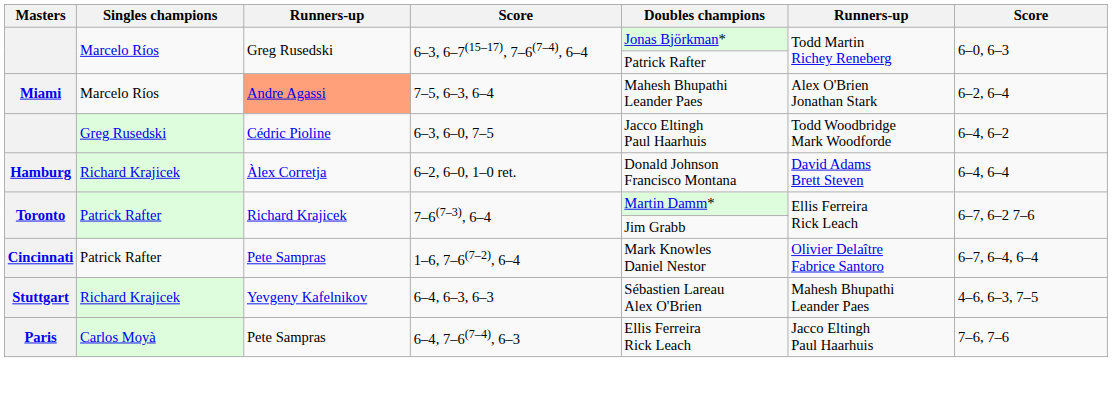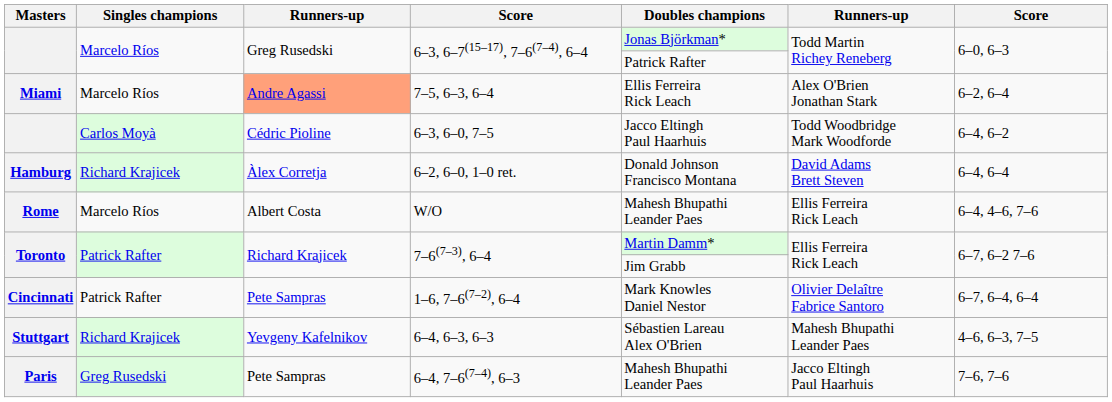(676, 93) Mahesh Bhupathi Leander Paes -> (663, 93) Ellis Ferreira Rick Leach
(123, 132) Greg Rusedski -> (118, 132) Carlos Moyà
+ row: (41, 211)
(118, 337) Carlos Moyà -> (123, 376) Greg Rusedski
(663, 337) Ellis Ferreira Rick Leach -> (676, 376) Mahesh Bhupathi Leander Paes
